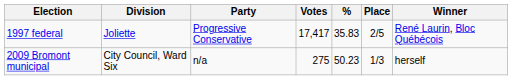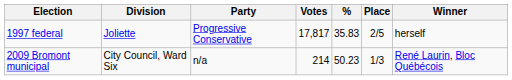(314, 34) 17,417 -> (314, 34) 17,817
(435, 34) René Laurin, Bloc Québécois -> (410, 34) herself
(321, 61) 275 -> (321, 61) 214
(410, 61) herself -> (435, 61) René Laurin, Bloc Québécois
